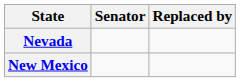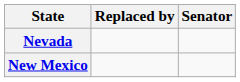columns swapped: (120, 16) <-> (192, 16)
